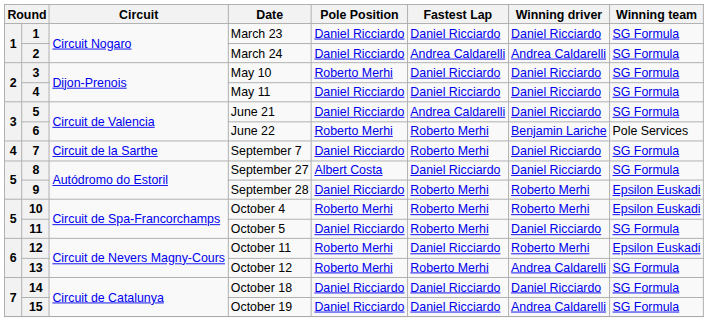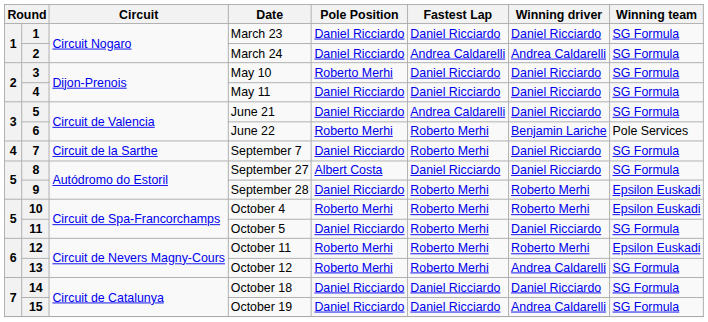(455, 248) Daniel Ricciardo -> (450, 248) Roberto Merhi
